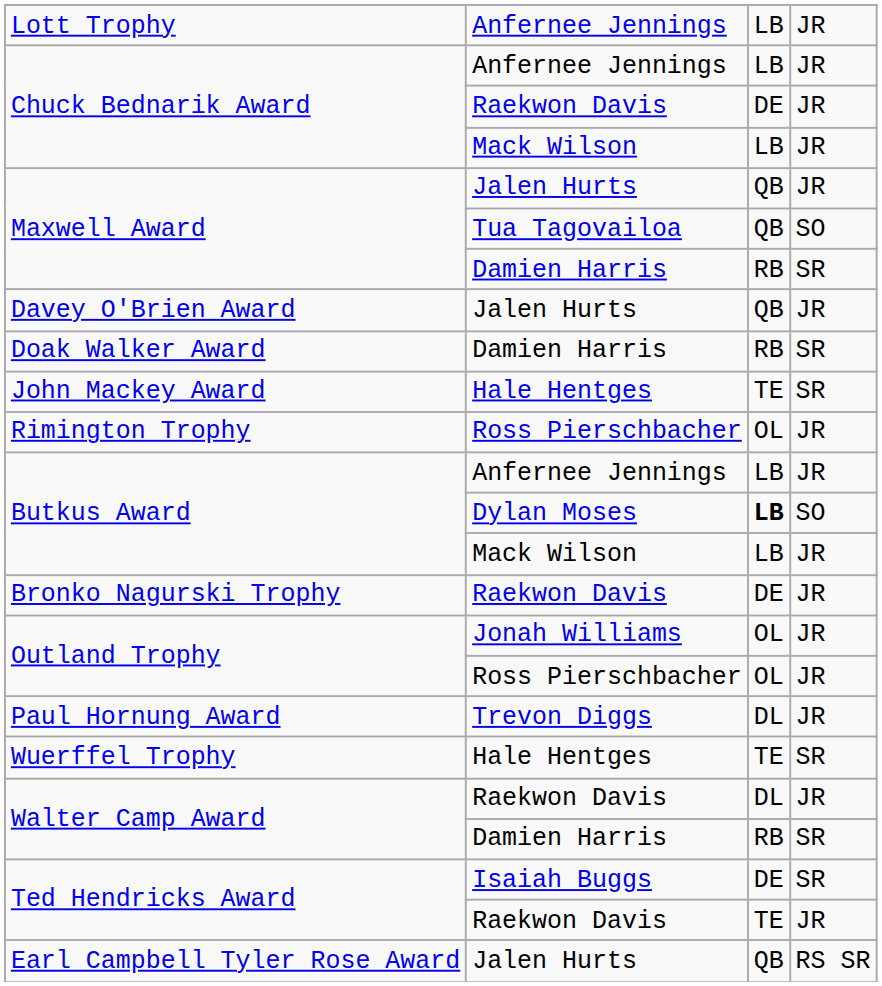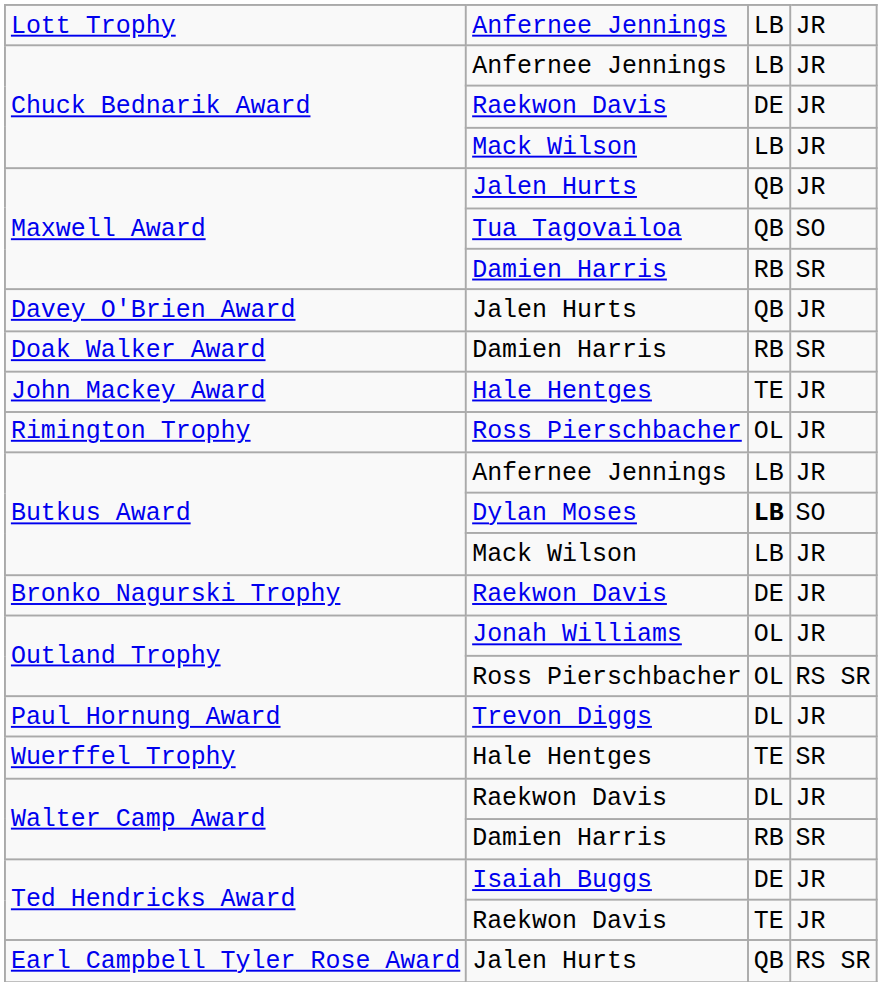(811, 391) SR -> (811, 391) JR
(811, 676) JR -> (833, 676) RS SR
(811, 880) SR -> (811, 880) JR
